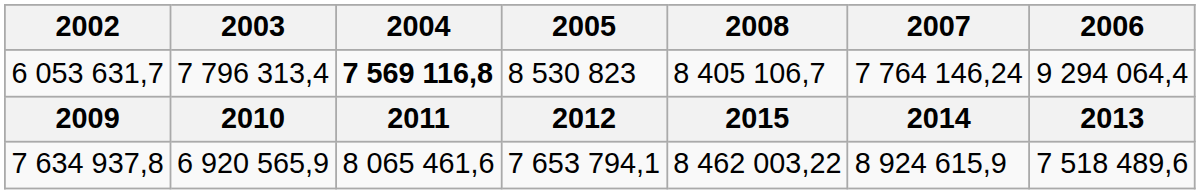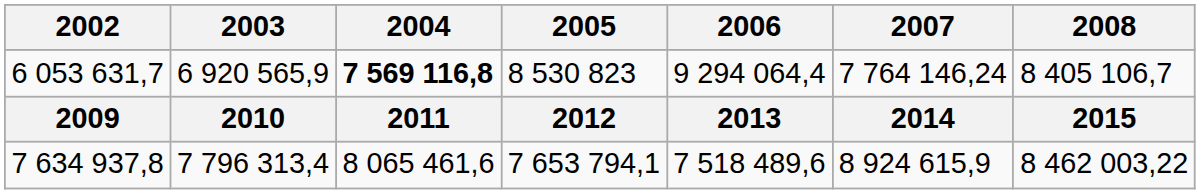columns swapped: (1112, 27) <-> (757, 27)
(253, 73) 7 796 313,4 -> (253, 73) 6 920 565,9
(253, 164) 6 920 565,9 -> (253, 164) 7 796 313,4
